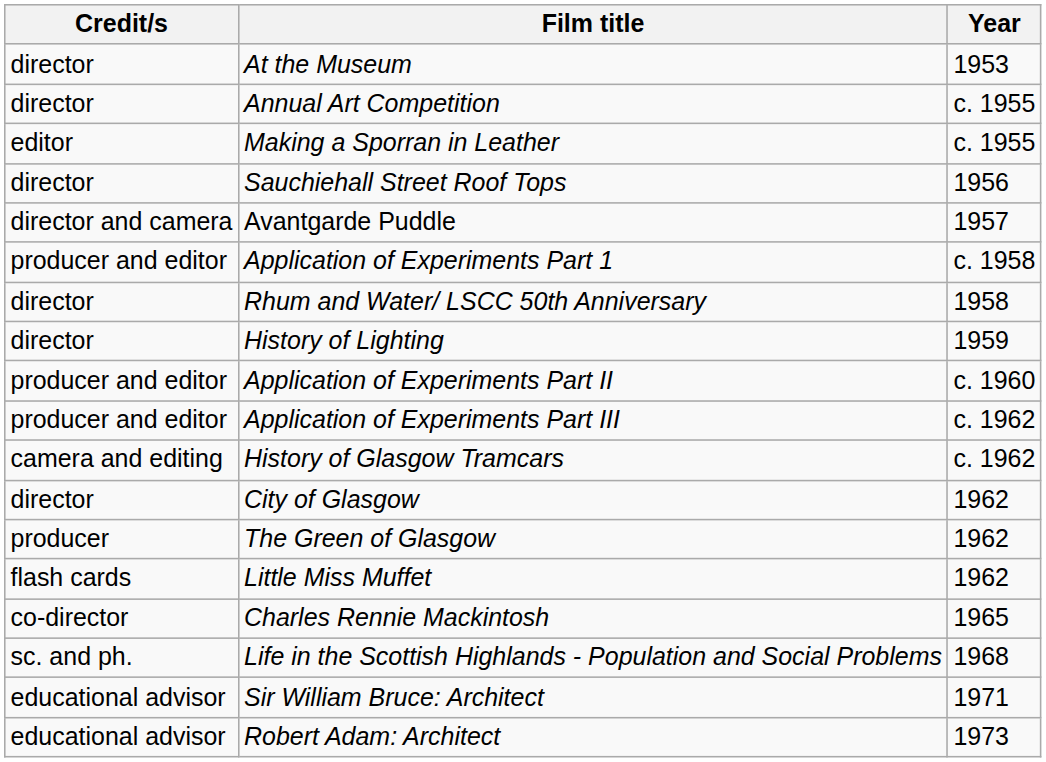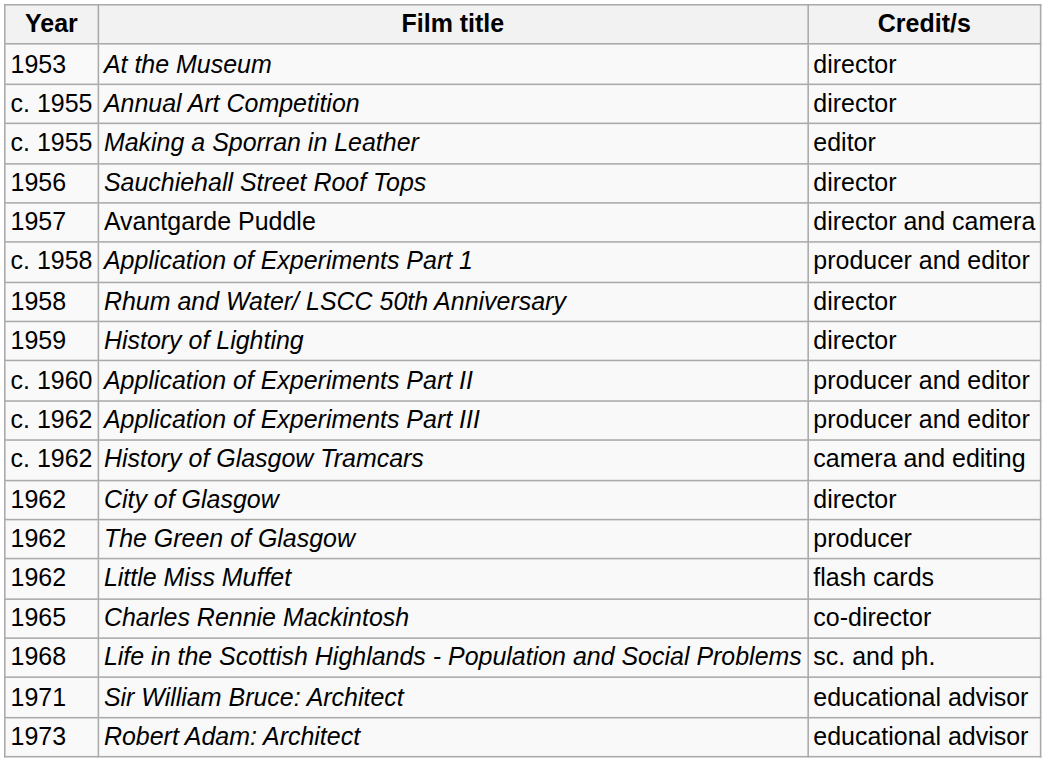columns swapped: (994, 24) <-> (122, 24)
